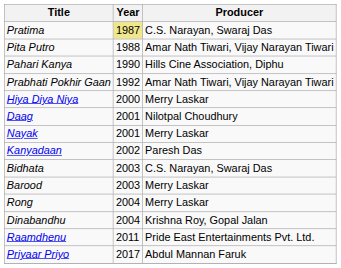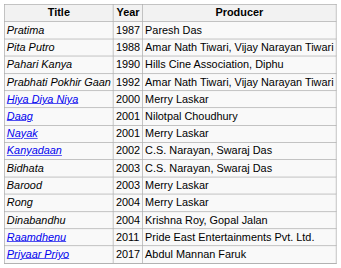(128, 30) khaki background -> (128, 30) no background
(209, 30) C.S. Narayan, Swaraj Das -> (174, 30) Paresh Das
(174, 151) Paresh Das -> (209, 151) C.S. Narayan, Swaraj Das
